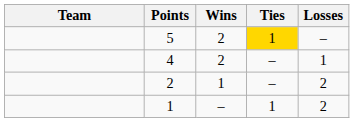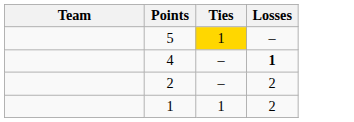- column: (221, 15)
(323, 60) normal -> (272, 60) bold
